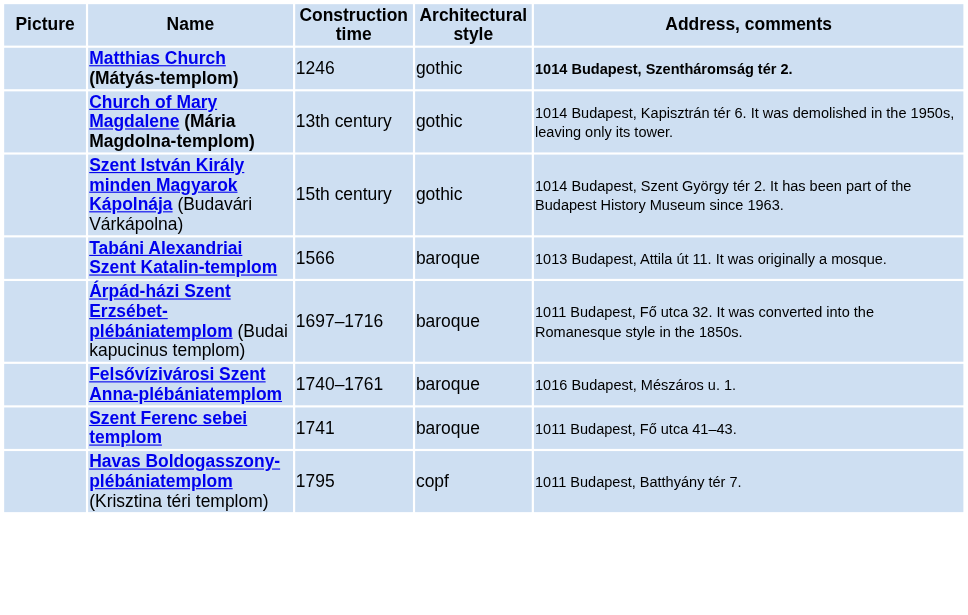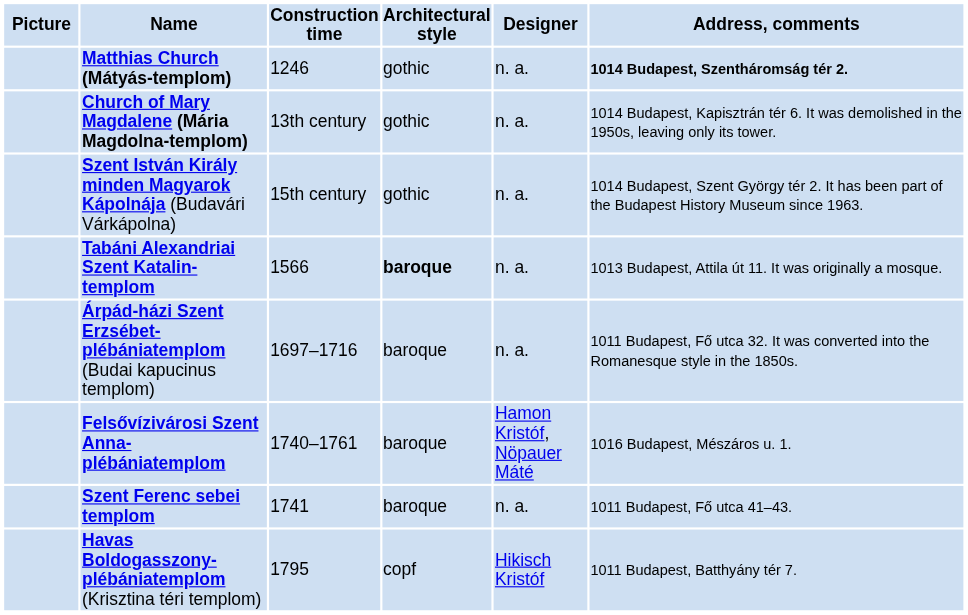+ column: (541, 24)
(448, 258) normal -> (417, 267) bold
